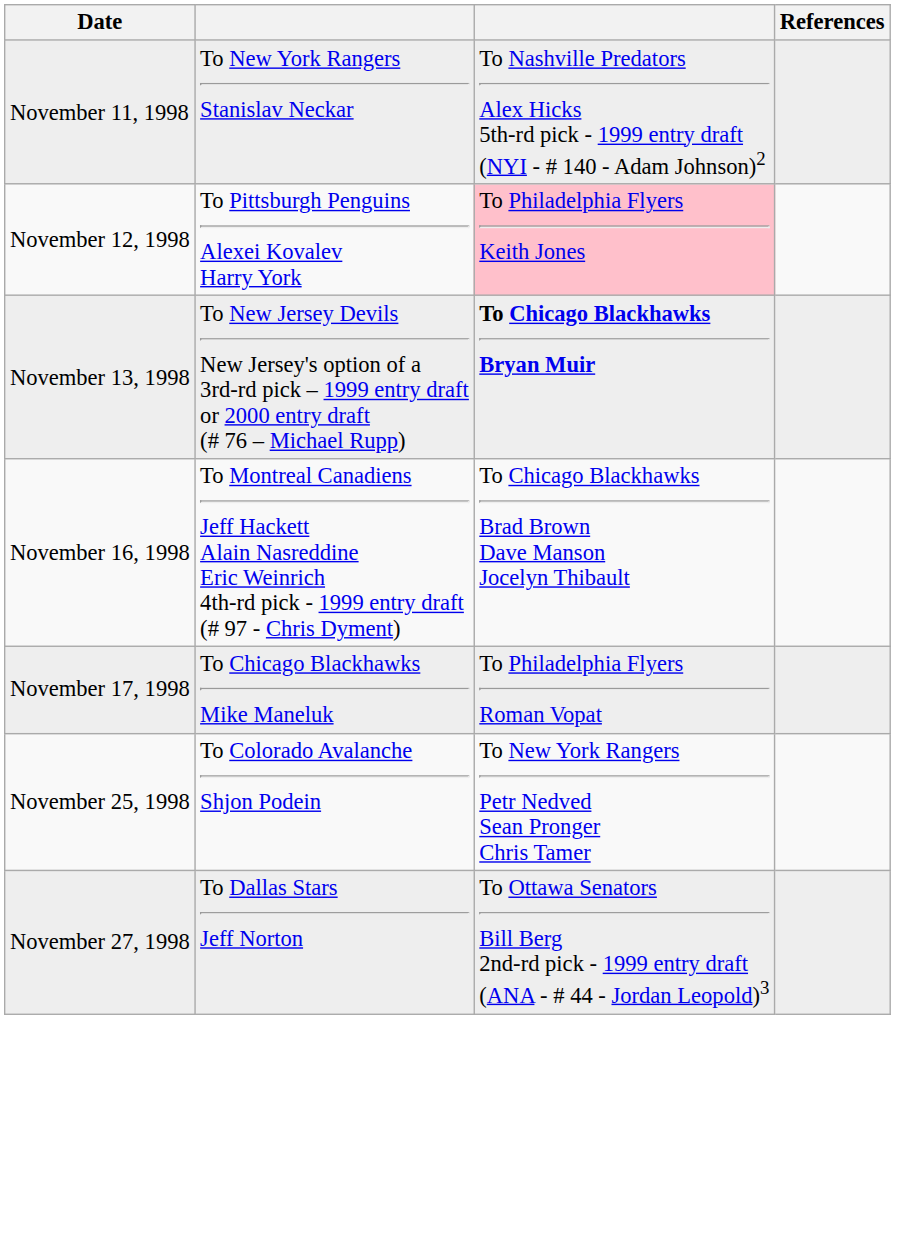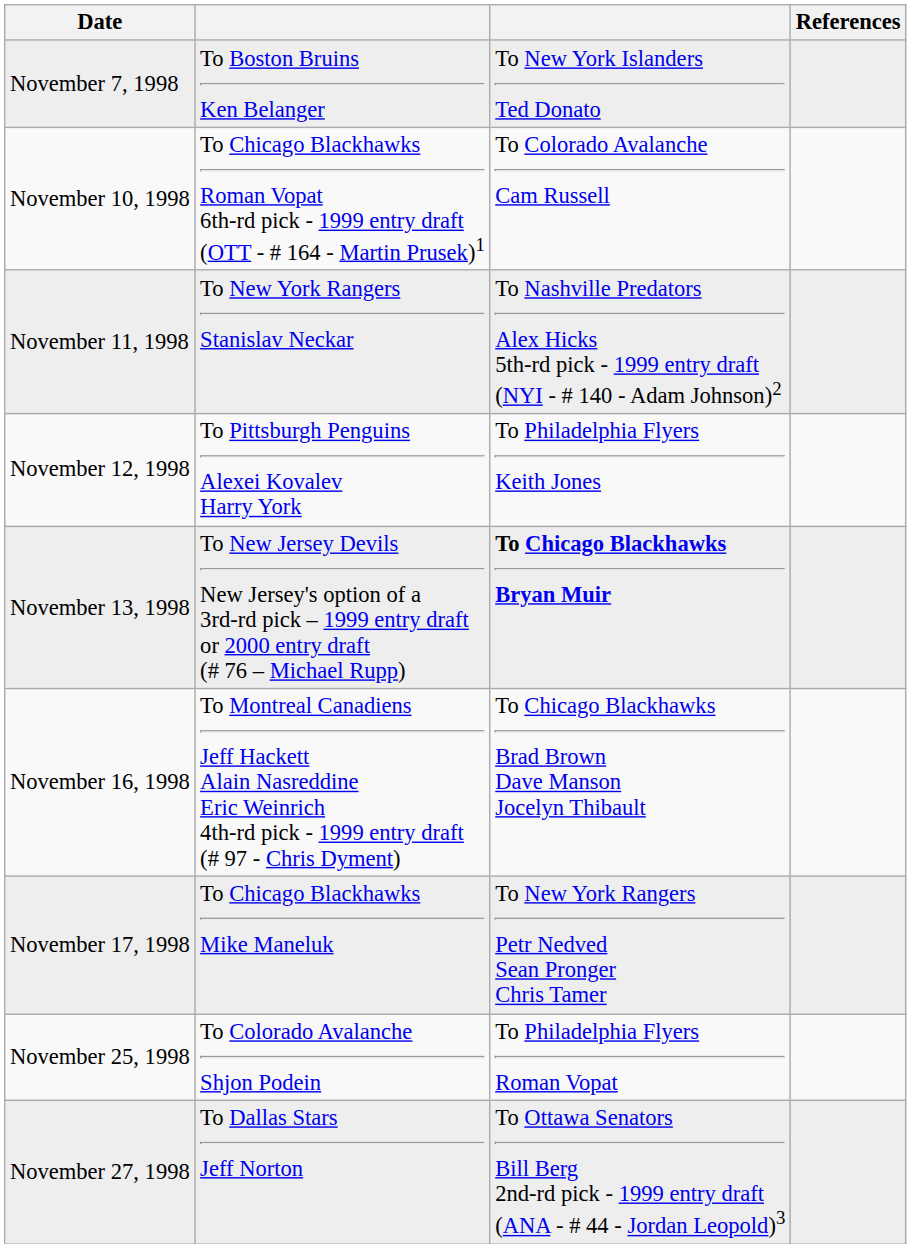+ row: (94, 83)
+ row: (100, 198)
(624, 226) pink background -> (640, 456) no background
(624, 689) To Philadelphia Flyers Roman Vopat -> (640, 944) To New York Rangers Petr Nedved Sean Pronger Chris Tamer
(624, 801) To New York Rangers Petr Nedved Sean Pronger Chris Tamer -> (640, 1056) To Philadelphia Flyers Roman Vopat
